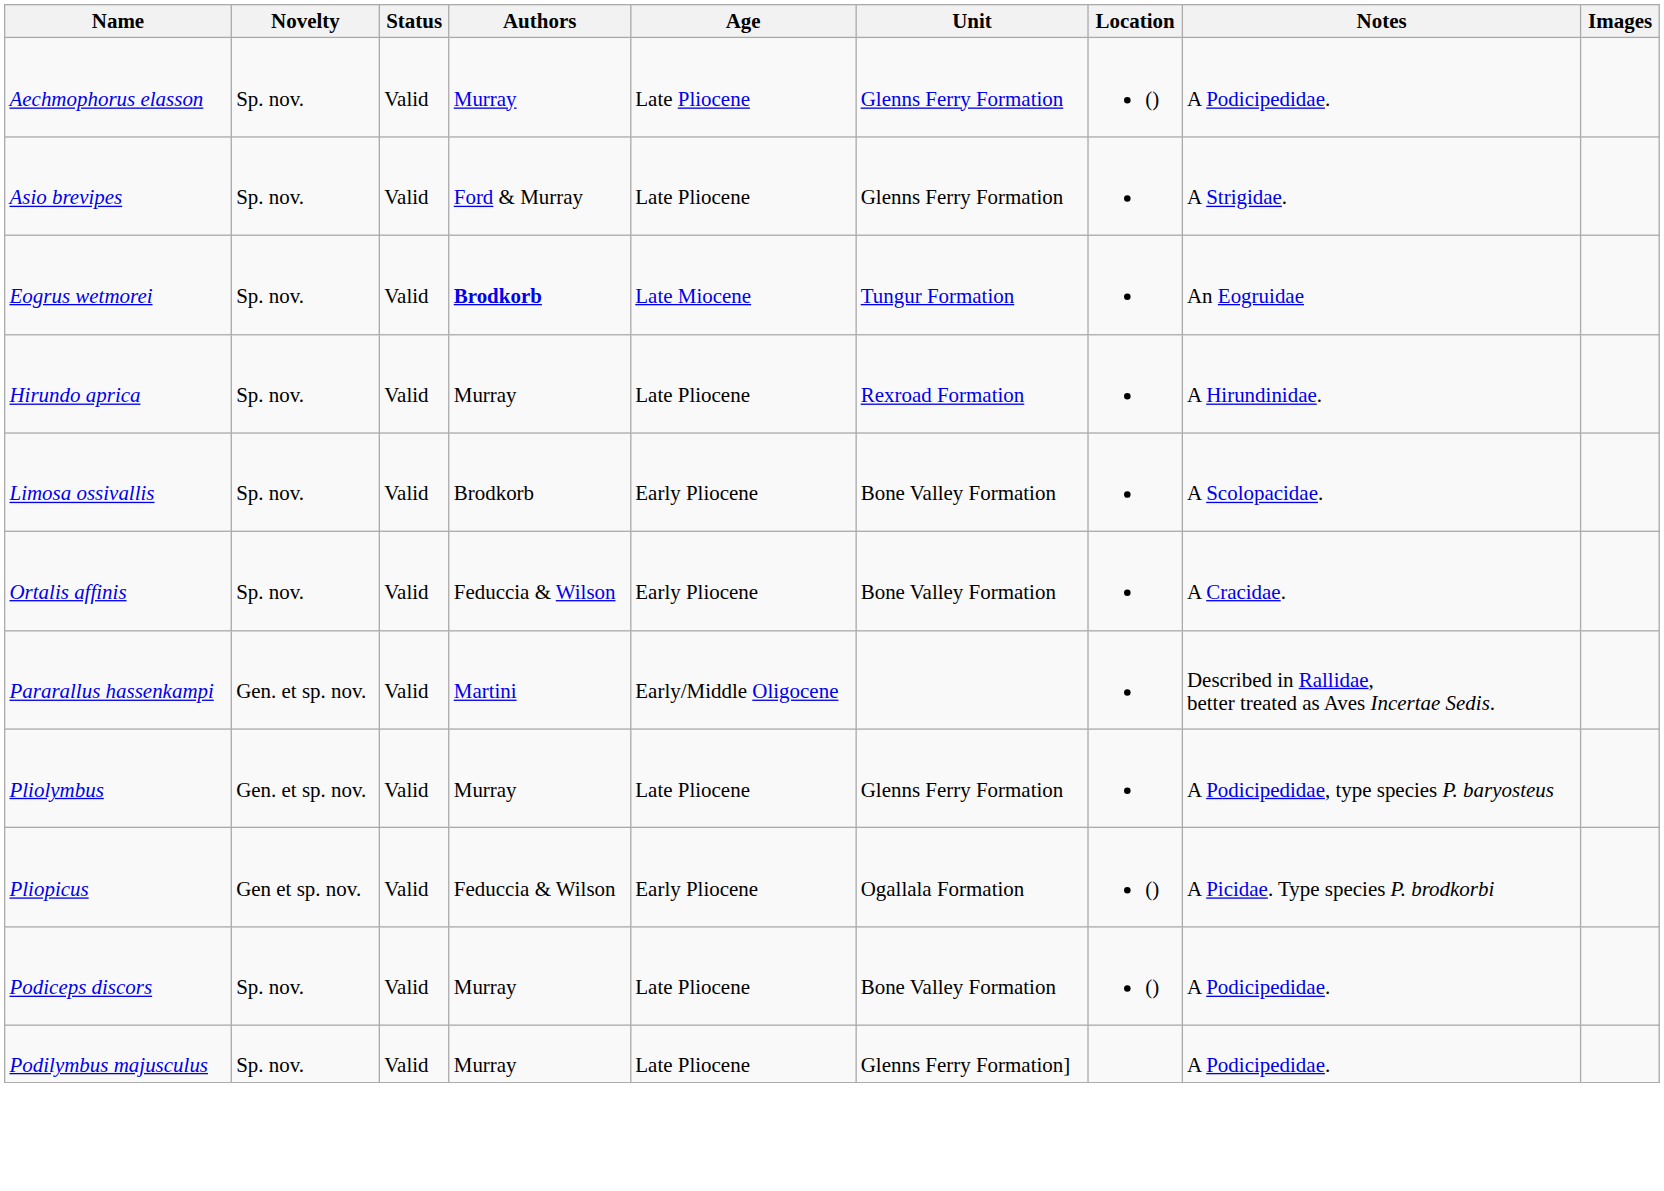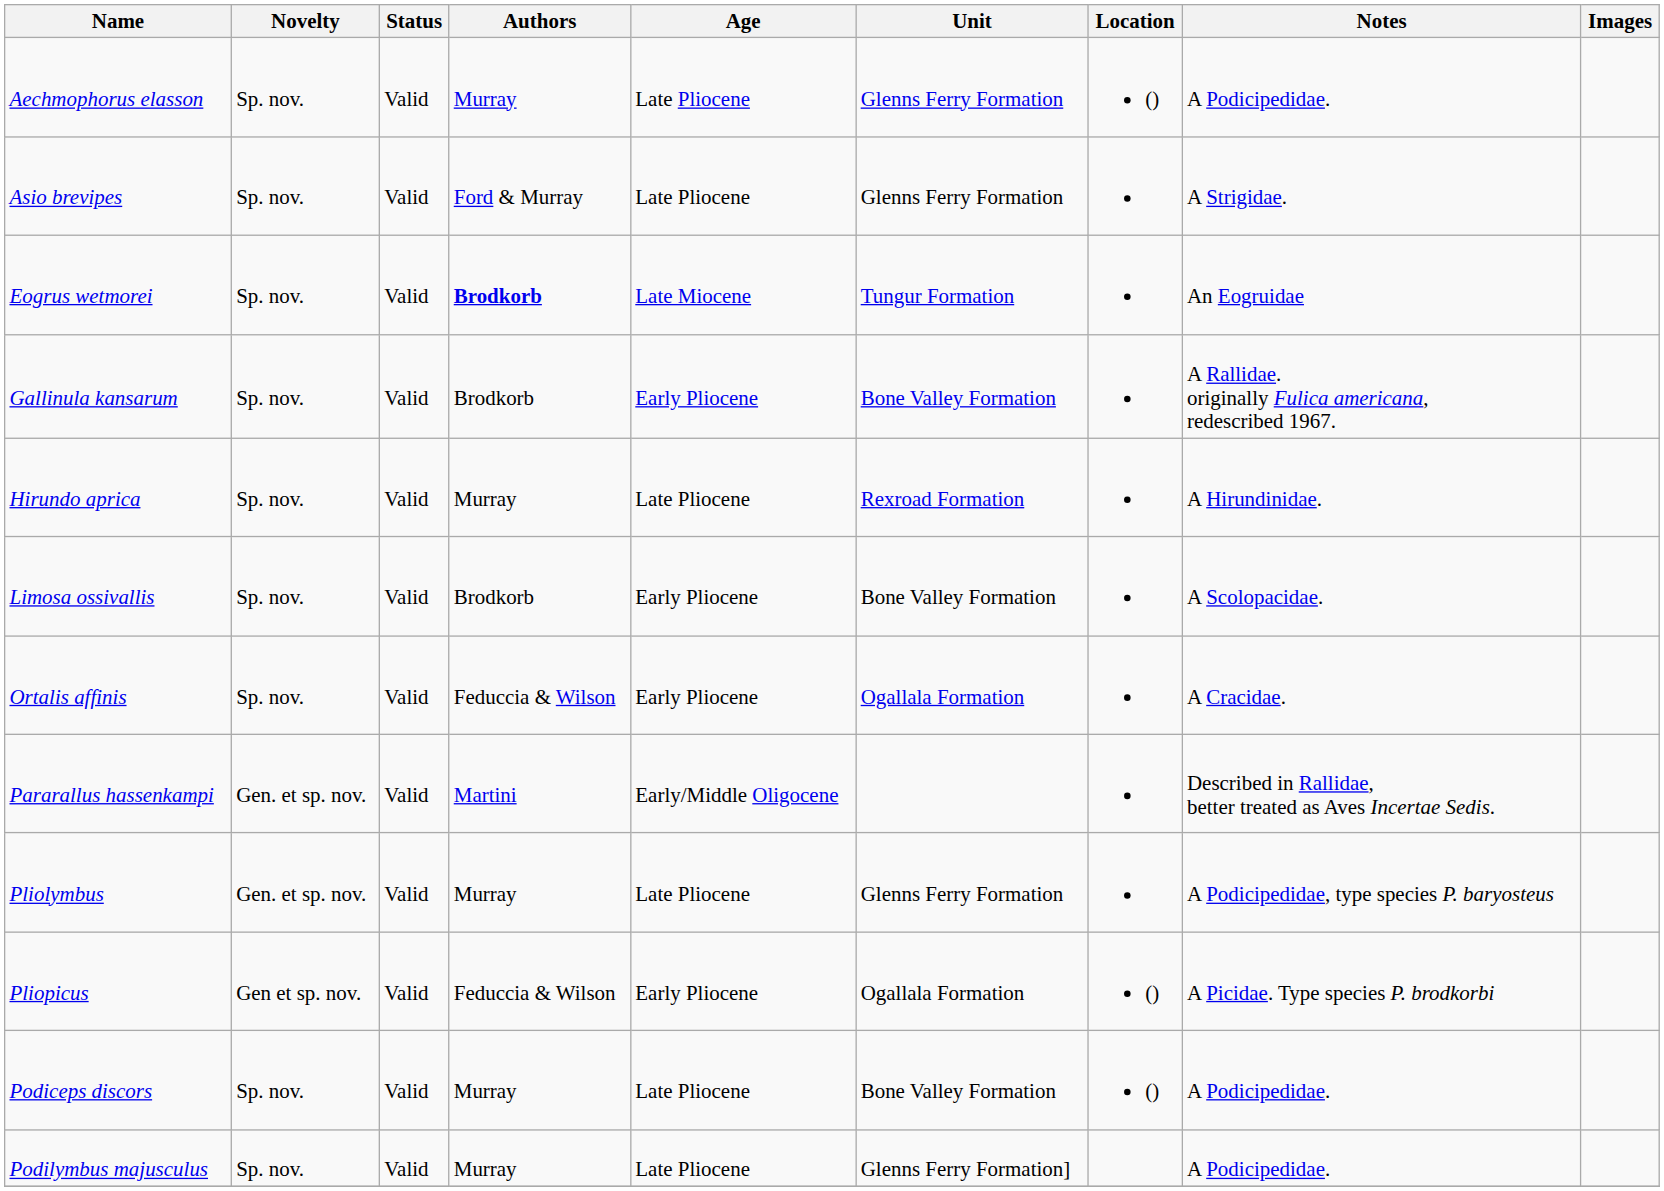+ row: (94, 397)
(958, 592) Bone Valley Formation -> (942, 696) Ogallala Formation
